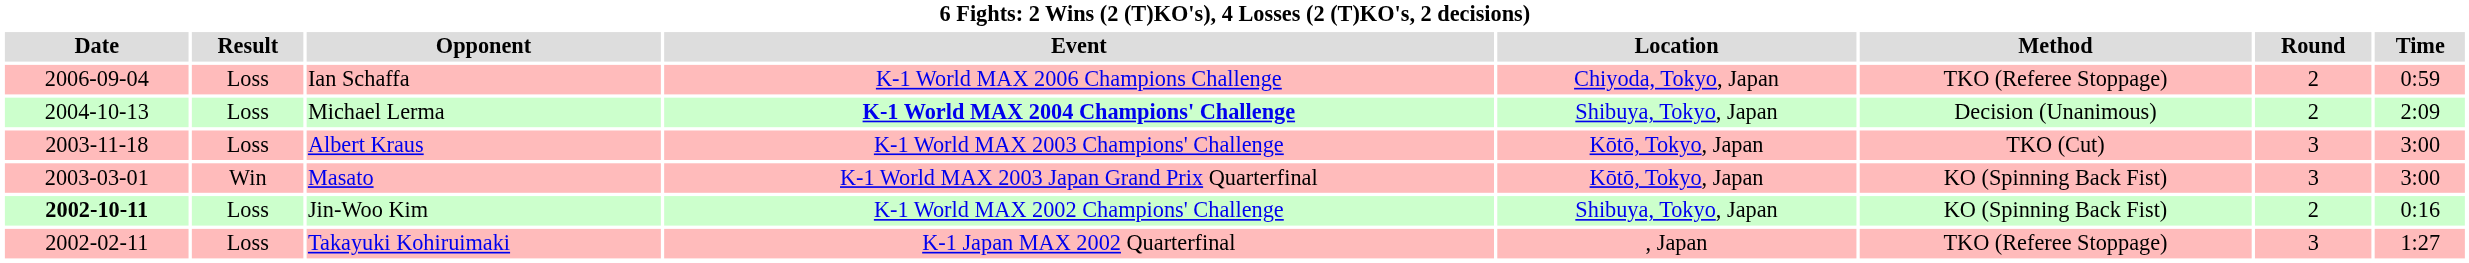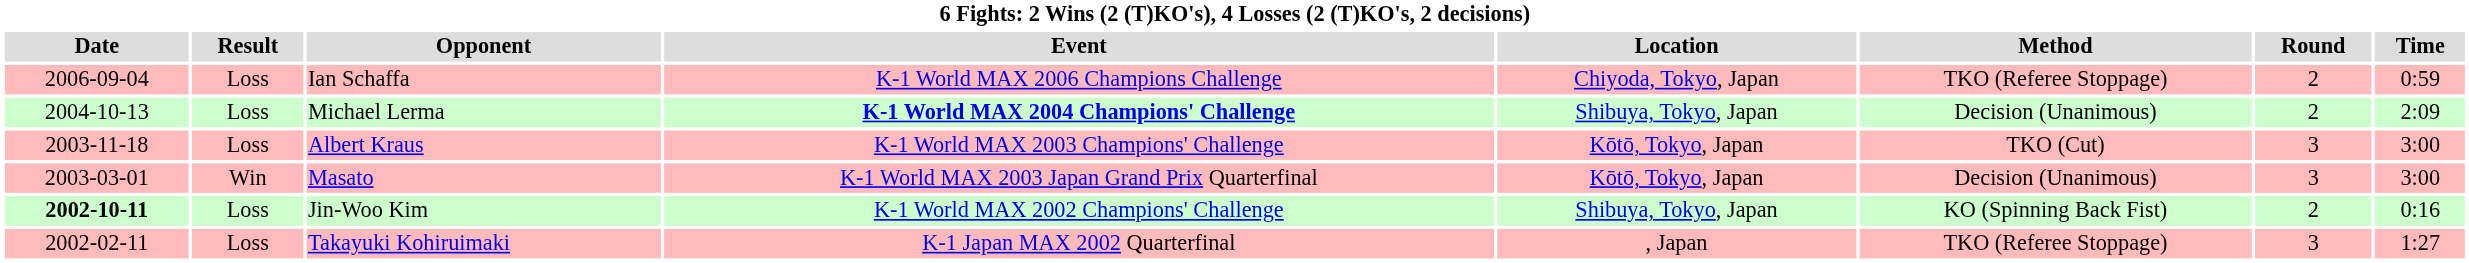(2055, 178) KO (Spinning Back Fist) -> (2055, 178) Decision (Unanimous)
